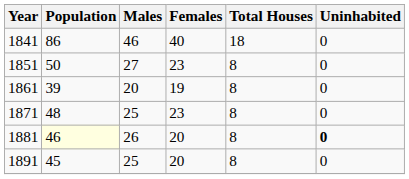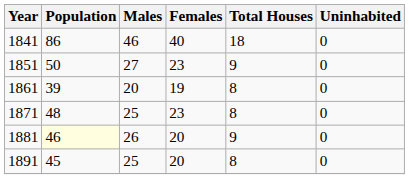(233, 64) 8 -> (233, 64) 9
(233, 137) 8 -> (233, 137) 9
(324, 137) bold -> (324, 137) normal
